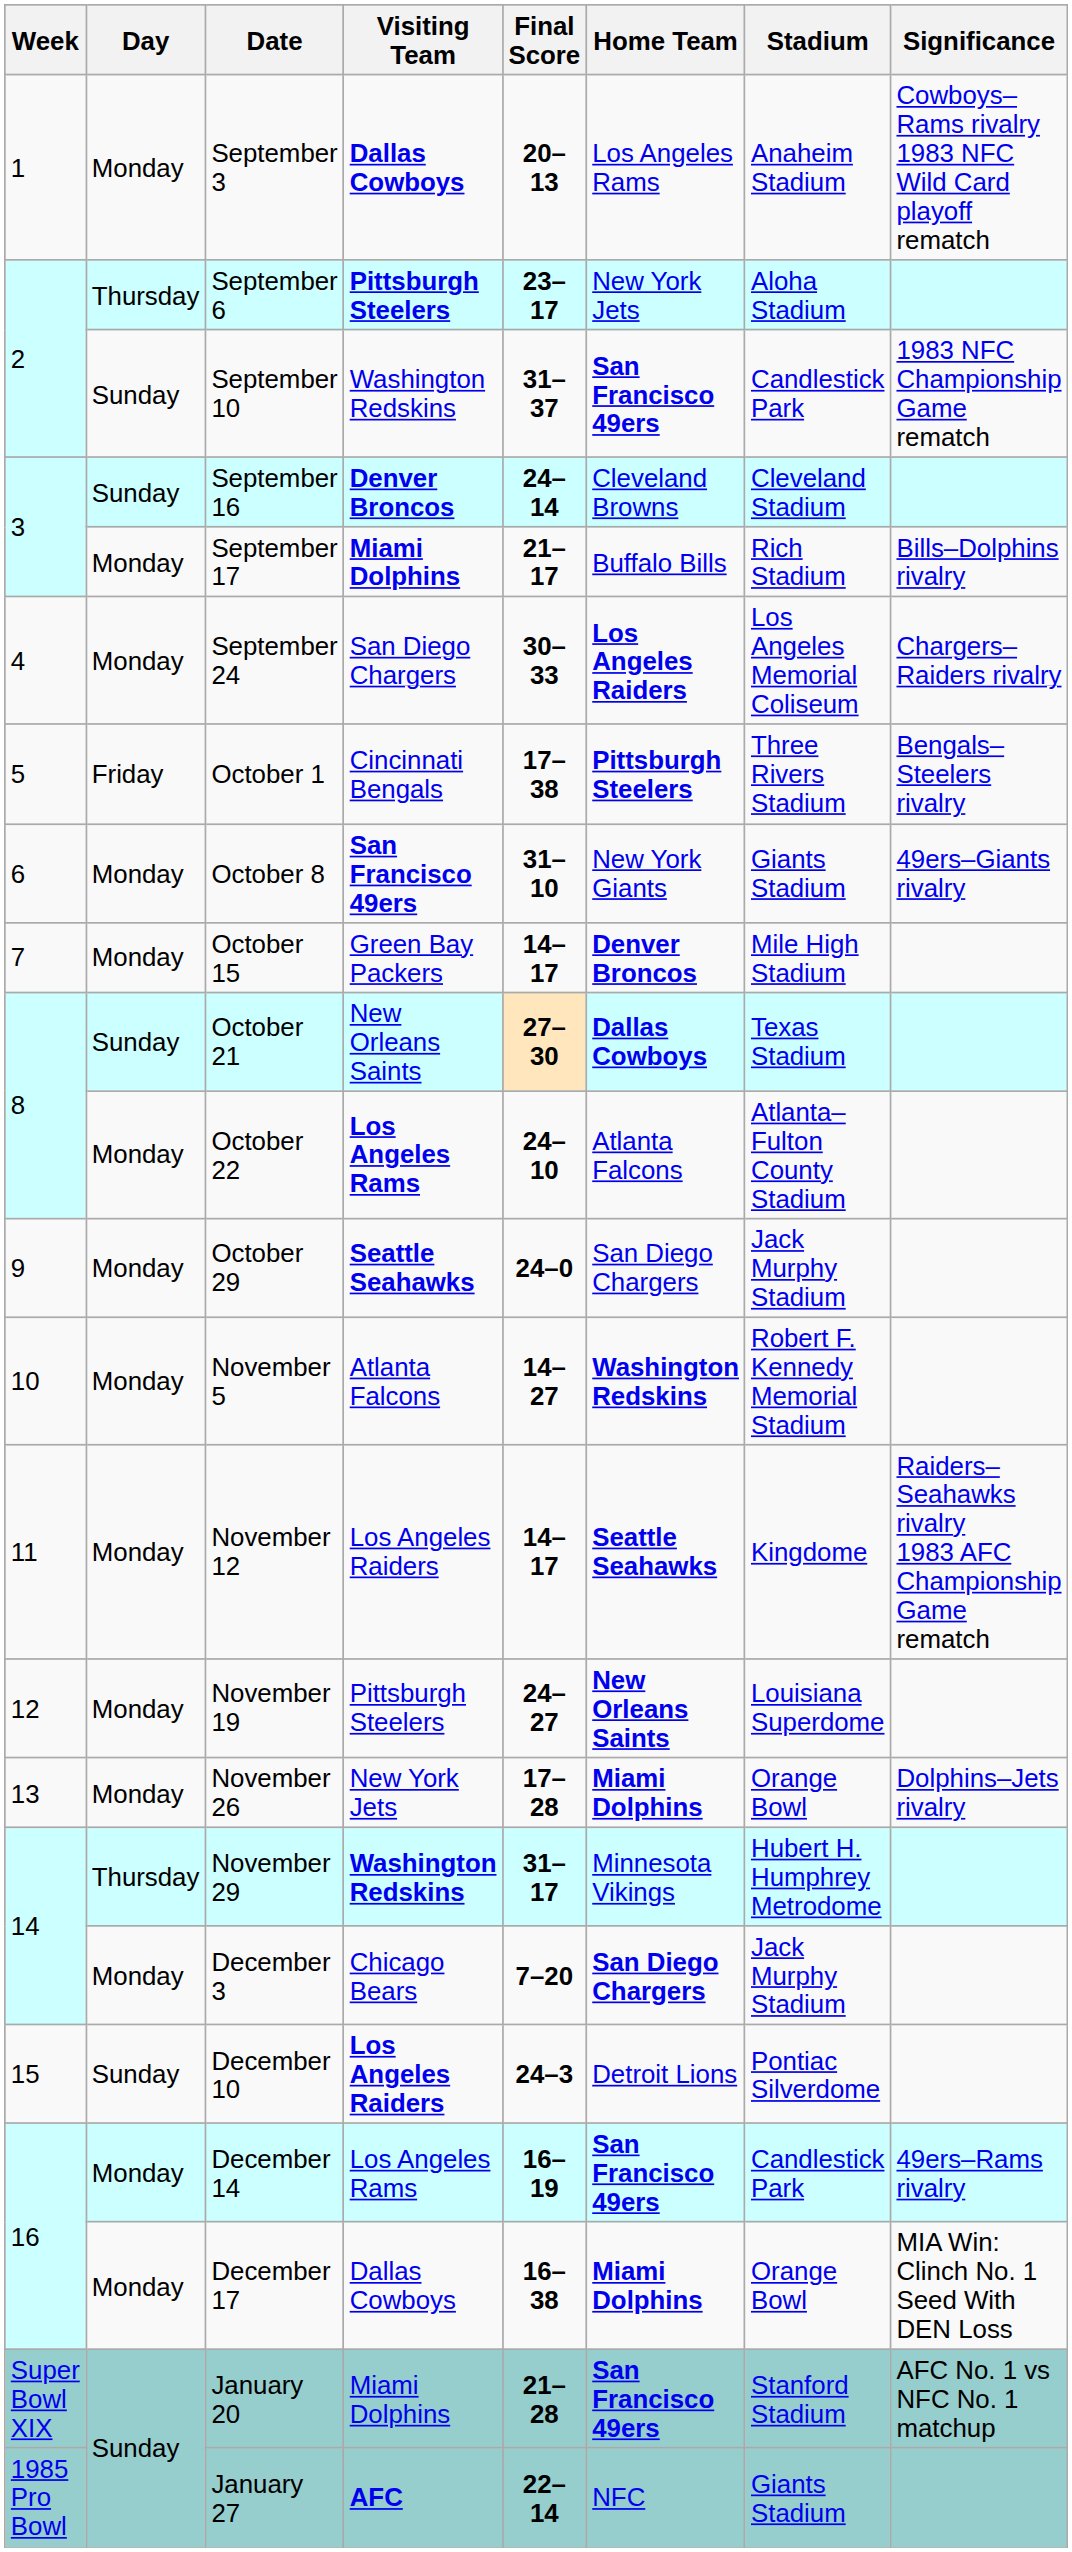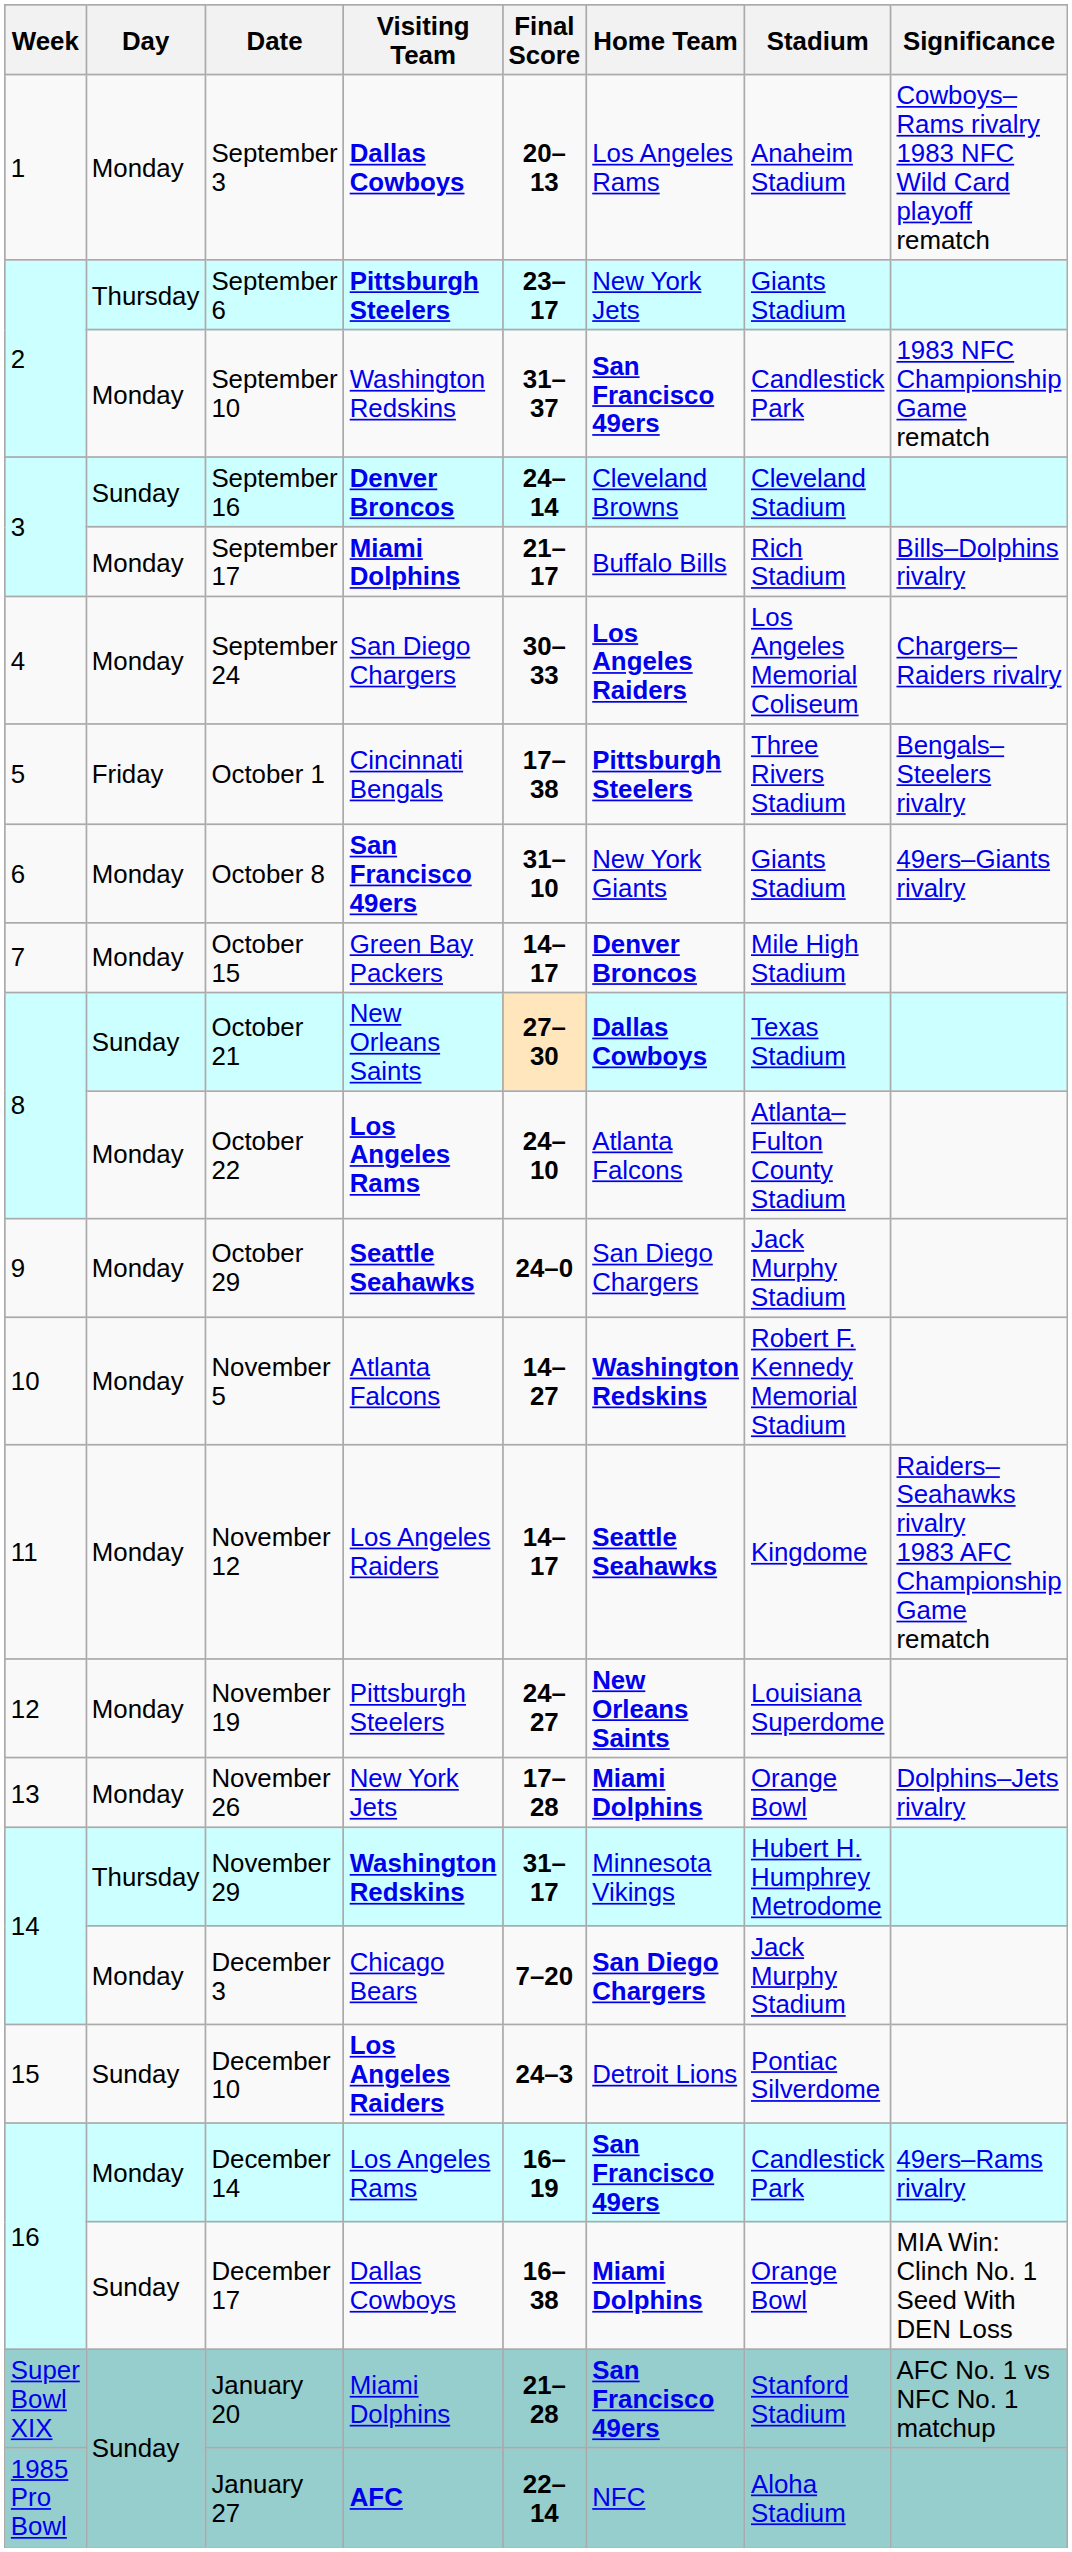(798, 295) Aloha Stadium -> (798, 295) Giants Stadium
(136, 394) Sunday -> (138, 394) Monday
(138, 2286) Monday -> (136, 2286) Sunday
(798, 2498) Giants Stadium -> (798, 2498) Aloha Stadium
